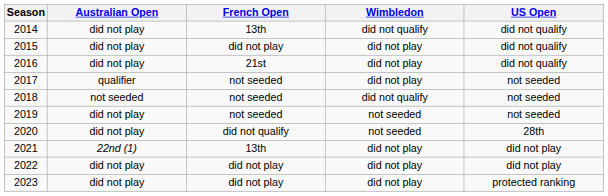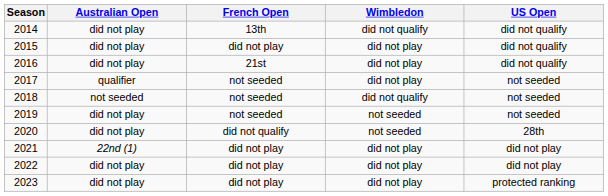(256, 149) 13th -> (256, 149) did not play
